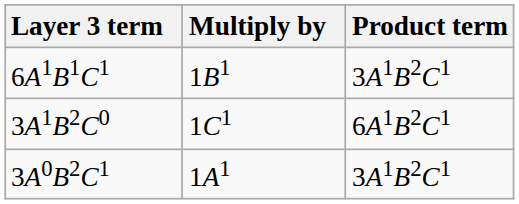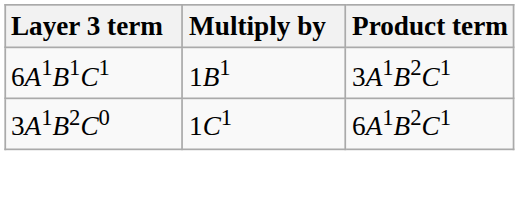- row: (60, 173)
